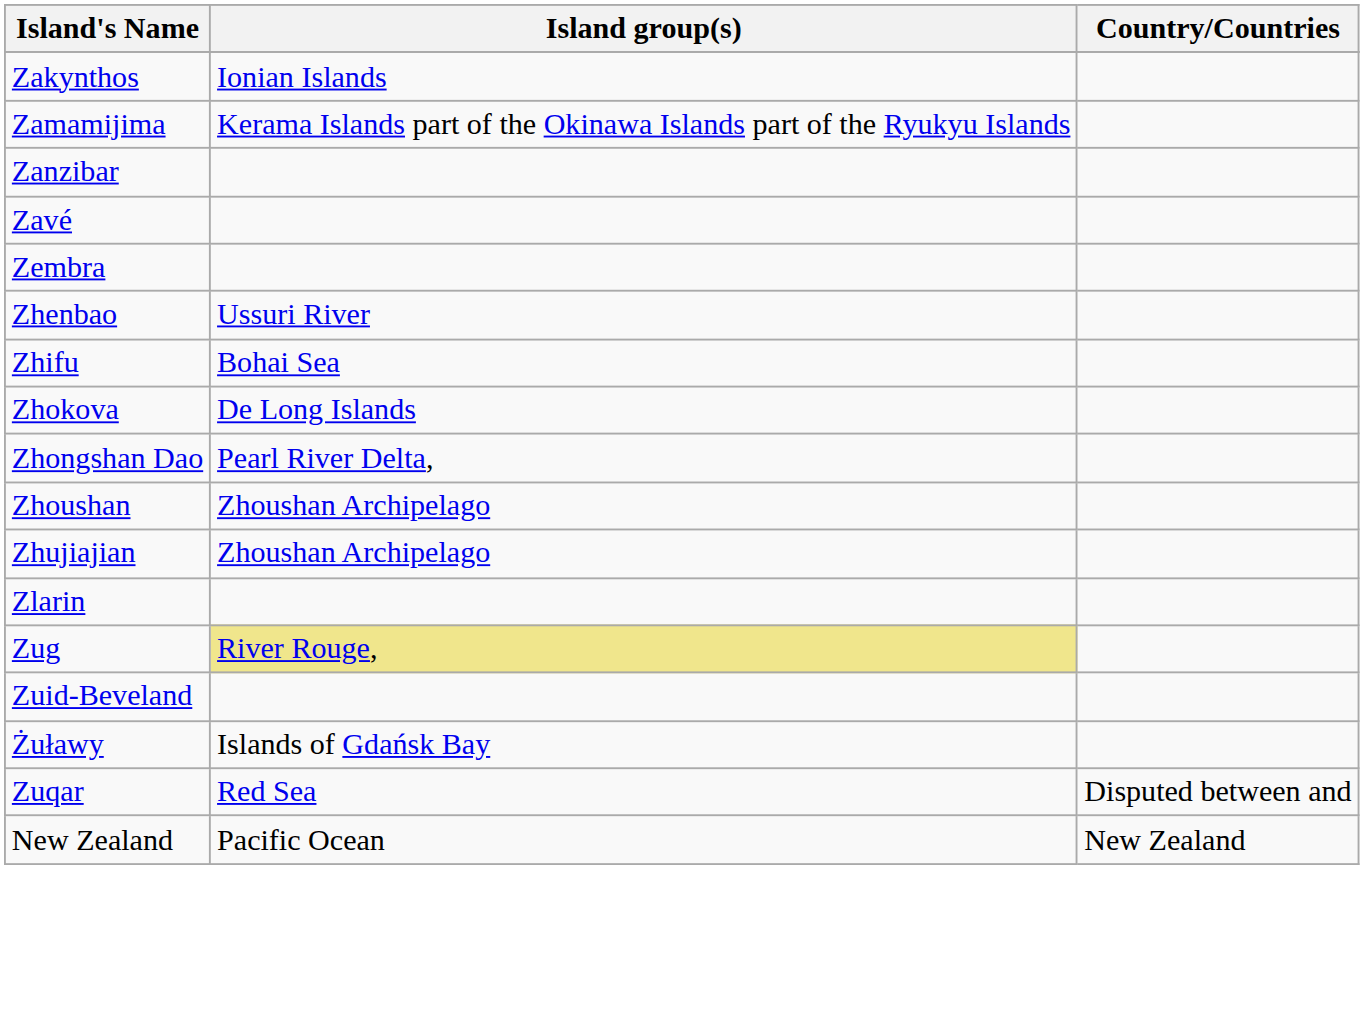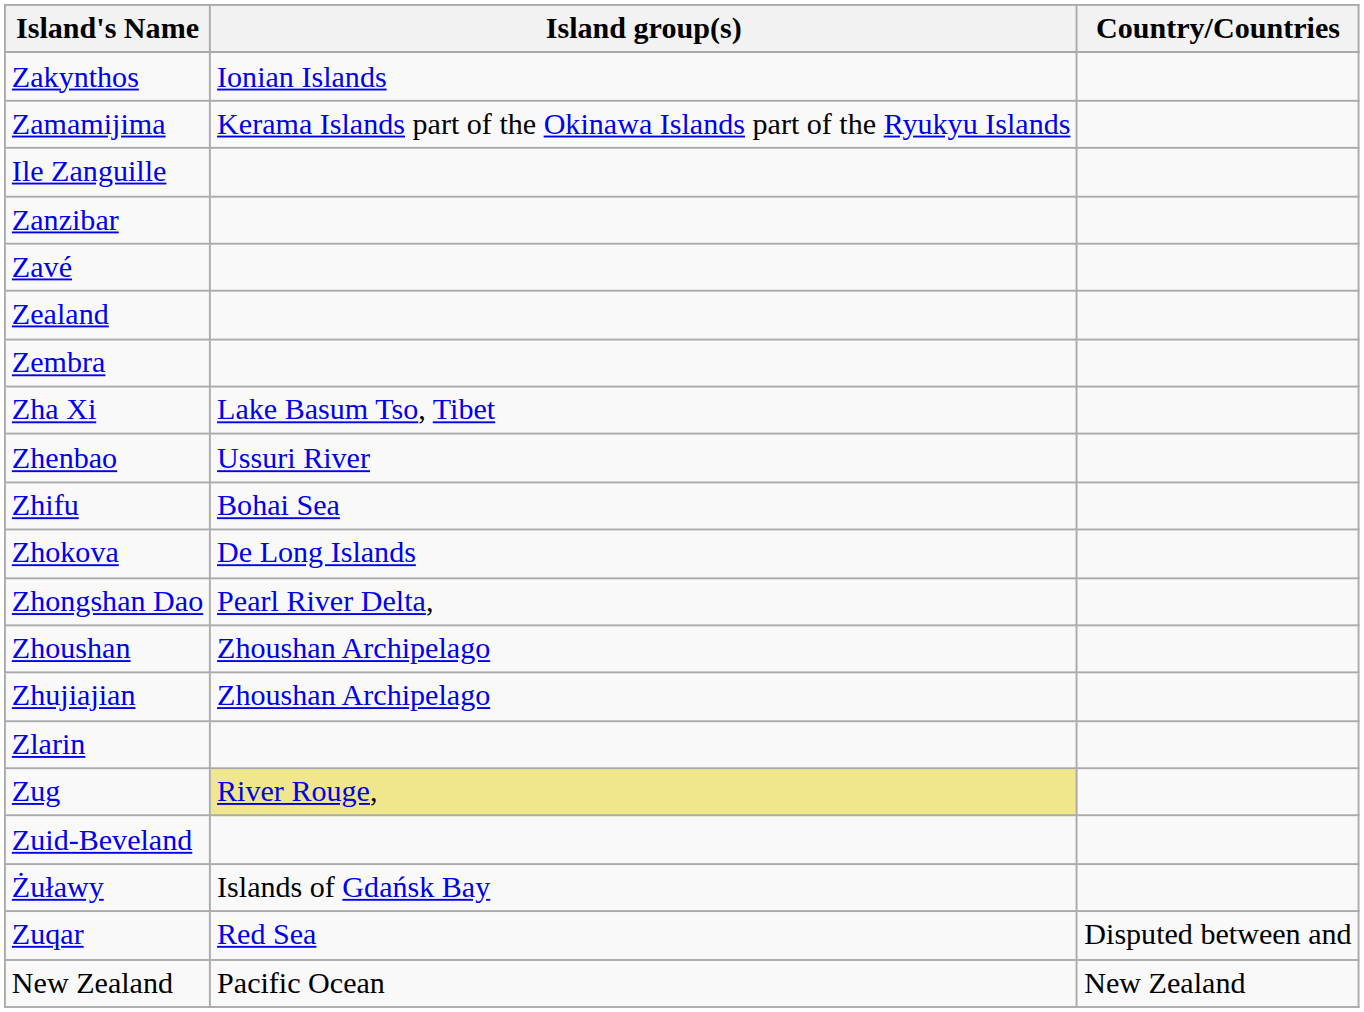+ row: (89, 171)
+ row: (60, 314)
+ row: (54, 409)
